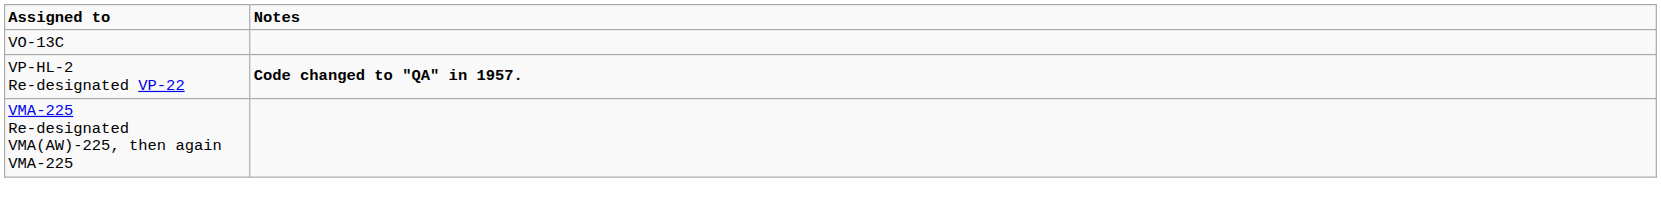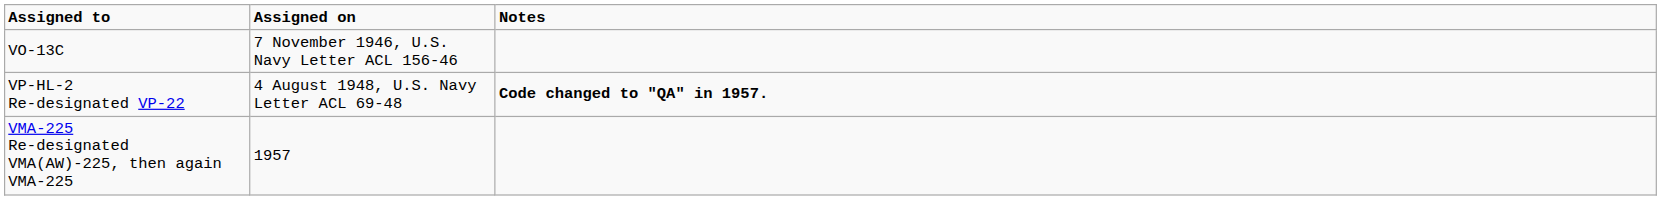+ column: (305, 17)
